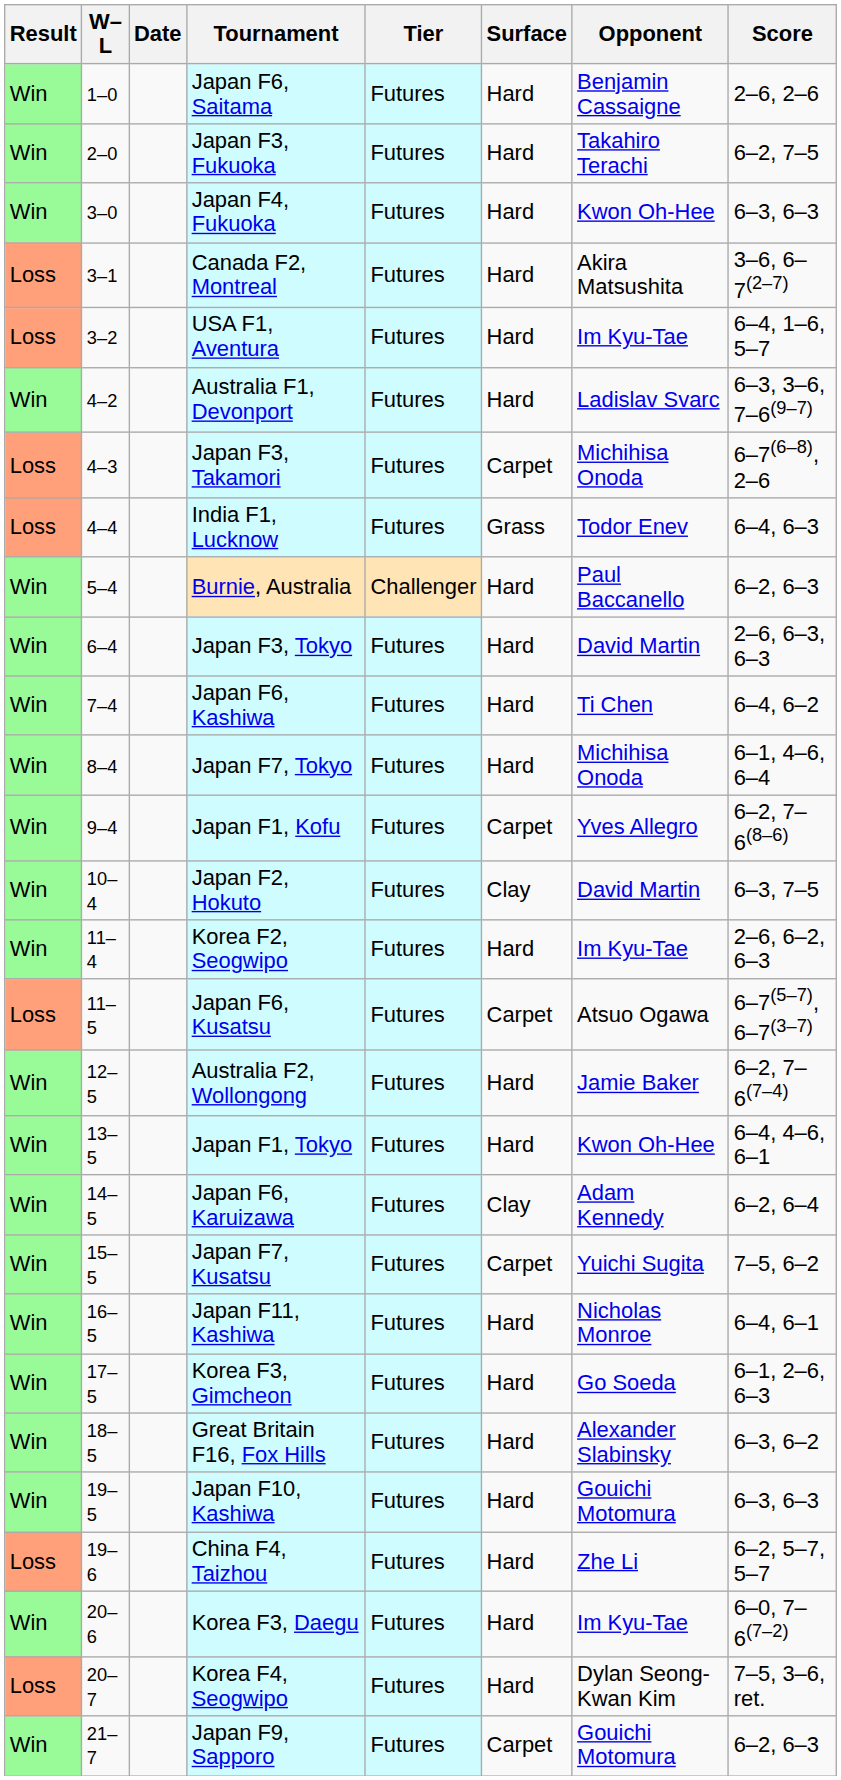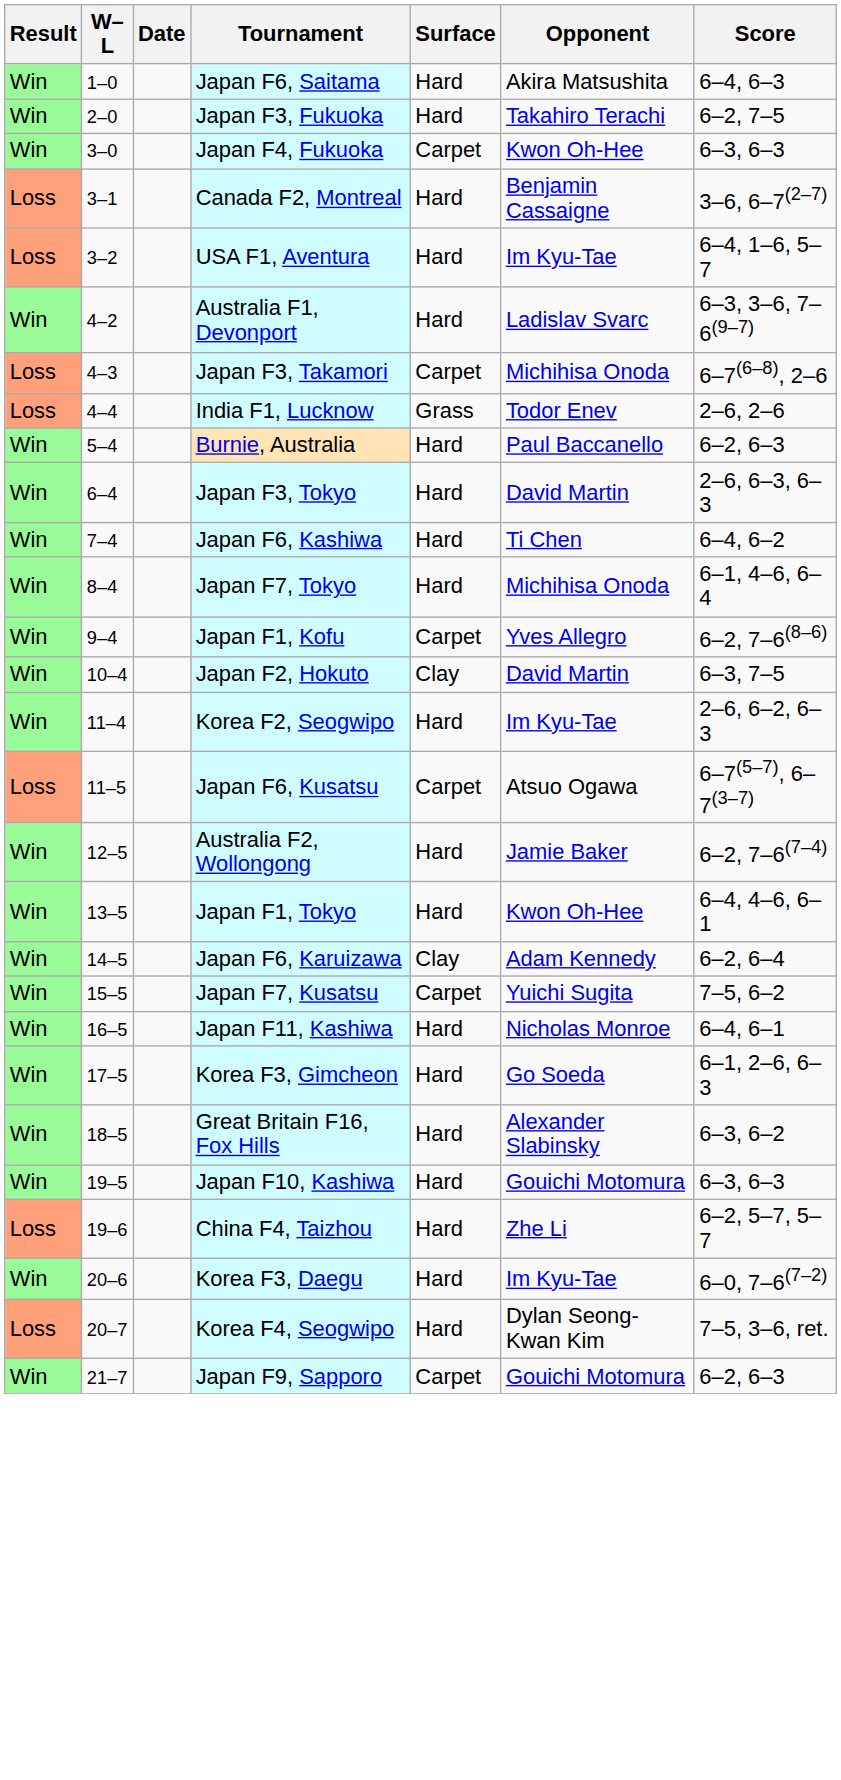- column: (423, 34)
(629, 93) Benjamin Cassaigne -> (587, 81) Akira Matsushita
(776, 93) 2–6, 2–6 -> (742, 81) 6–4, 6–3
(510, 212) Hard -> (448, 150) Carpet
(630, 274) Akira Matsushita -> (558, 197) Benjamin Cassaigne
(776, 527) 6–4, 6–3 -> (742, 410) 2–6, 2–6
